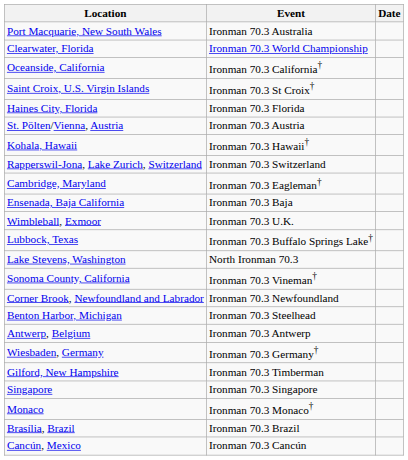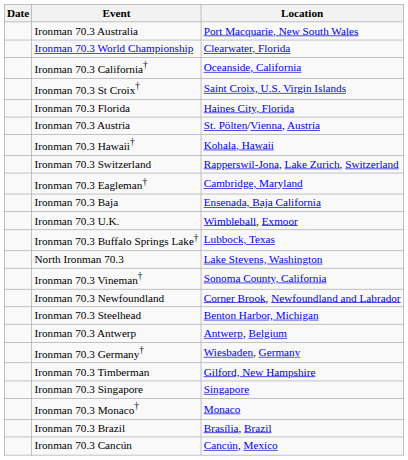columns swapped: (389, 13) <-> (105, 13)
